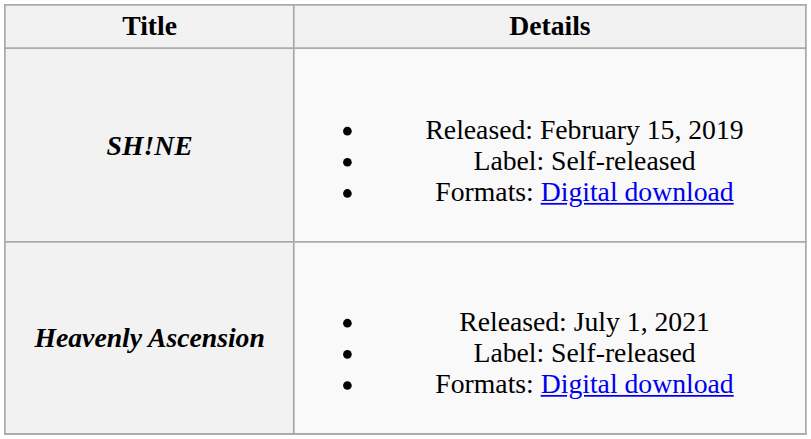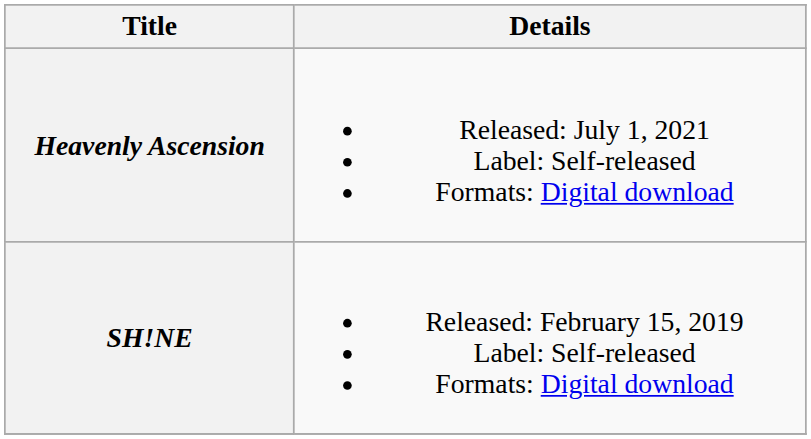rows swapped: (150, 144) <-> (150, 337)
